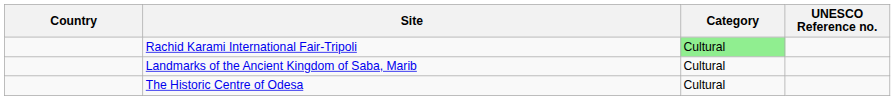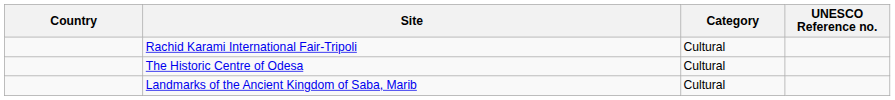(704, 47) lightgreen background -> (704, 47) no background
rows swapped: (225, 85) <-> (281, 66)
